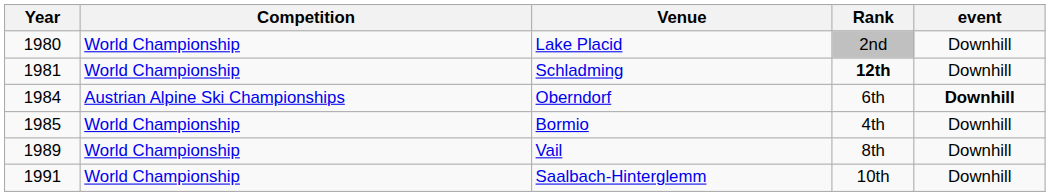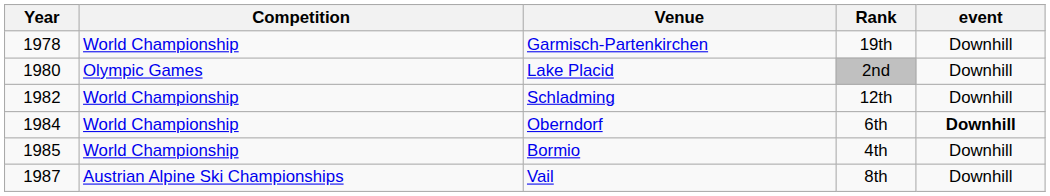+ row: (618, 44)
(162, 44) World Championship -> (143, 71) Olympic Games
(42, 71) 1981 -> (42, 97) 1982
(873, 71) bold -> (876, 97) normal
(215, 97) Austrian Alpine Ski Championships -> (161, 124) World Championship
(42, 151) 1989 -> (42, 177) 1987
(162, 151) World Championship -> (213, 177) Austrian Alpine Ski Championships
- row: (621, 177)
